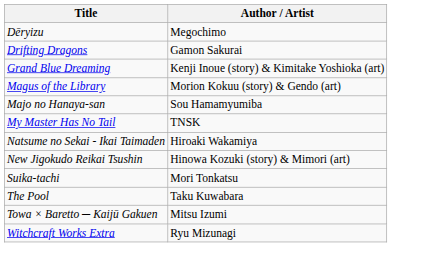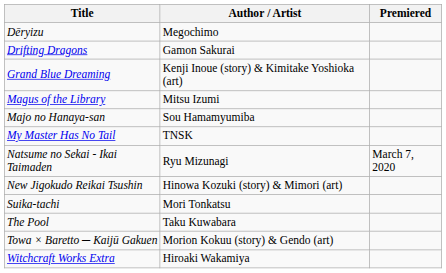+ column: (406, 13)
(256, 86) Morion Kokuu (story) & Gendo (art) -> (191, 99) Mitsu Izumi
(214, 141) Hiroaki Wakamiya -> (196, 160) Ryu Mizunagi
(199, 214) Mitsu Izumi -> (248, 240) Morion Kokuu (story) & Gendo (art)
(203, 232) Ryu Mizunagi -> (206, 258) Hiroaki Wakamiya
